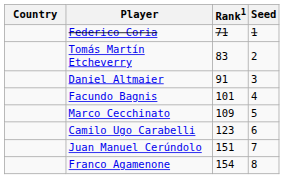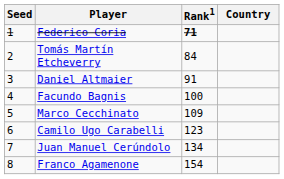columns swapped: (35, 14) <-> (264, 14)
(222, 33) normal -> (190, 33) bold
(222, 56) 83 -> (190, 56) 84
(225, 96) 101 -> (194, 96) 100
(225, 148) 151 -> (194, 148) 134
